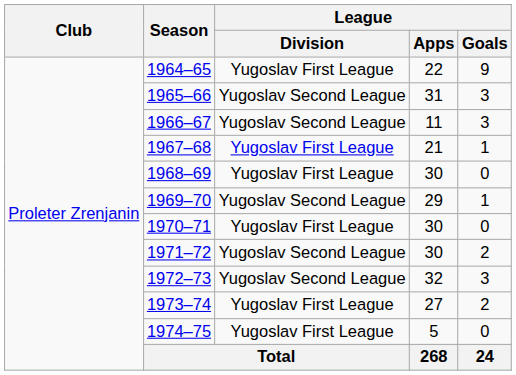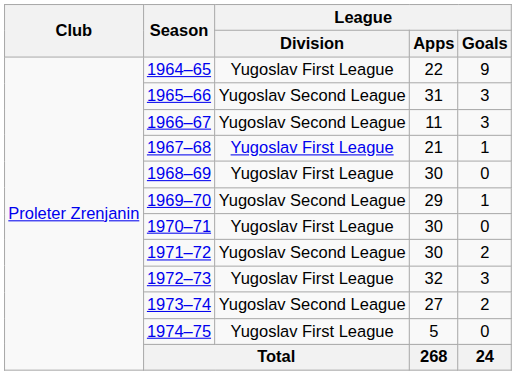(312, 278) Yugoslav Second League -> (312, 278) Yugoslav First League
(312, 305) Yugoslav First League -> (312, 305) Yugoslav Second League
